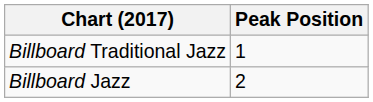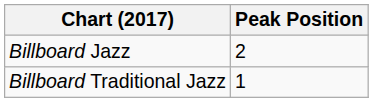rows swapped: (118, 50) <-> (70, 81)
